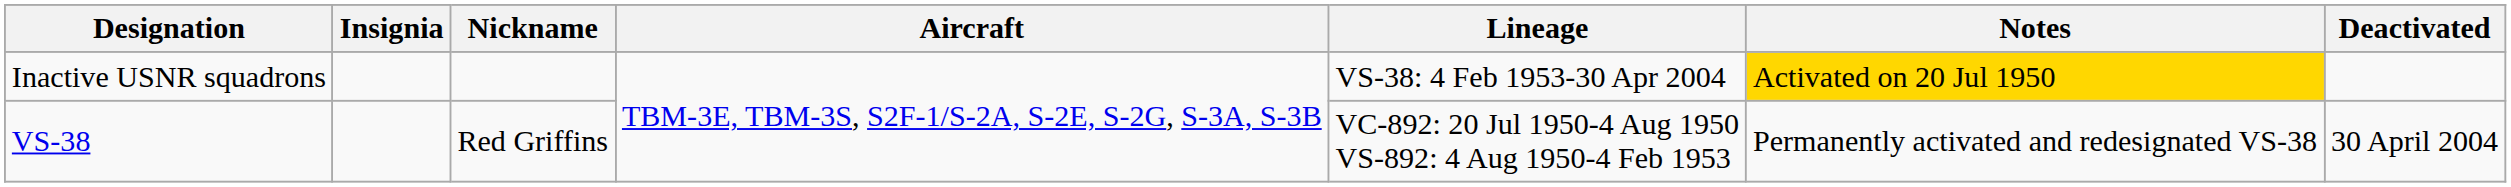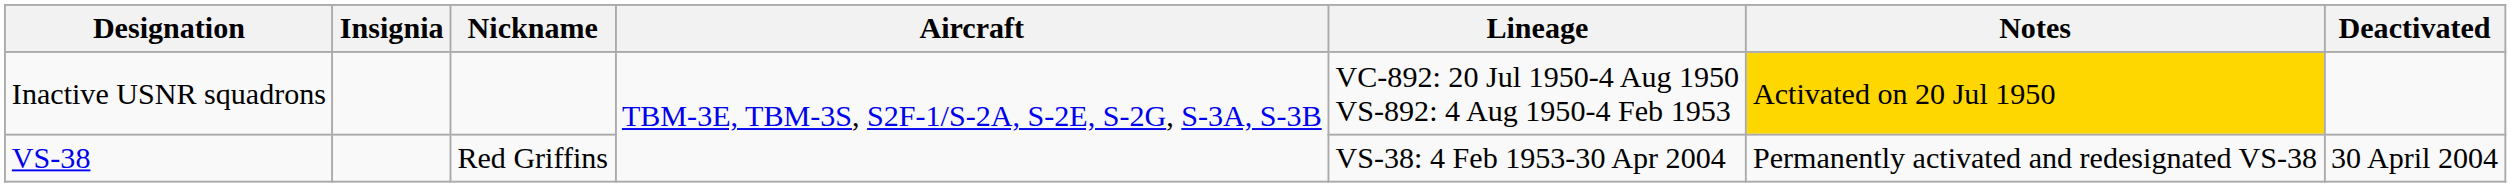(1531, 76) VS-38: 4 Feb 1953-30 Apr 2004 -> (1537, 92) VC-892: 20 Jul 1950-4 Aug 1950 VS-892: 4 Aug 1950-4 Feb 1953
(1537, 140) VC-892: 20 Jul 1950-4 Aug 1950 VS-892: 4 Aug 1950-4 Feb 1953 -> (1531, 157) VS-38: 4 Feb 1953-30 Apr 2004
